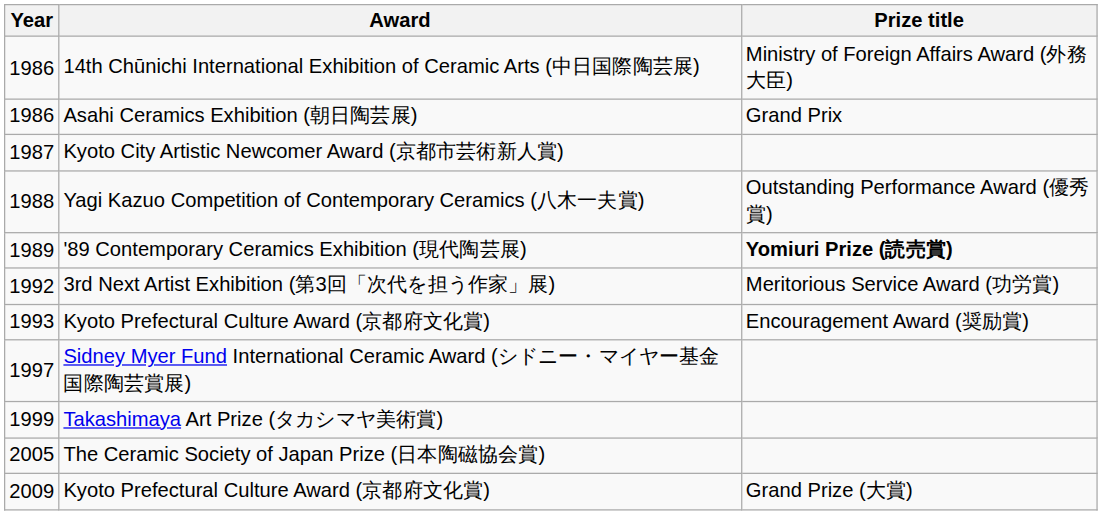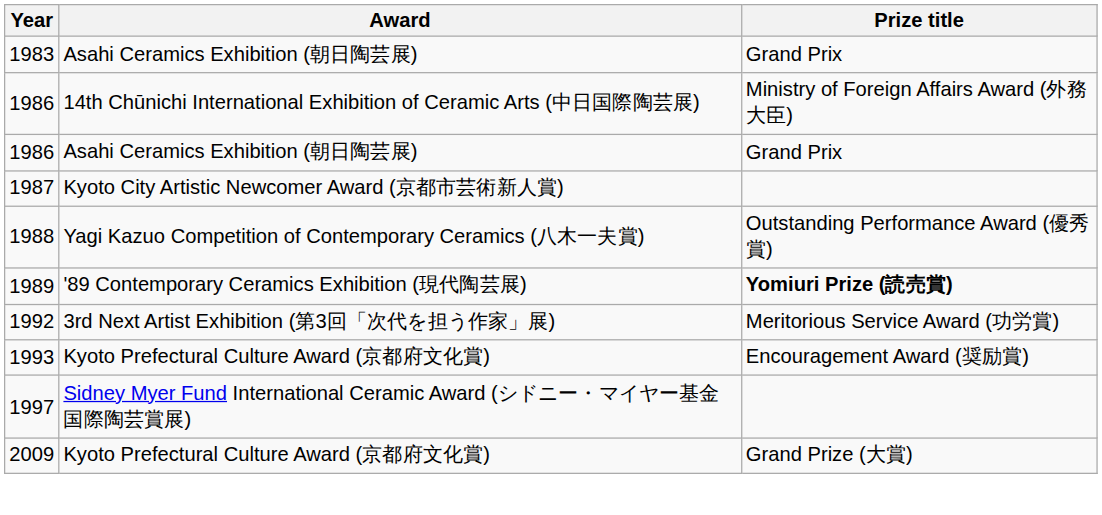+ row: (32, 54)
- row: (32, 419)
- row: (32, 455)
